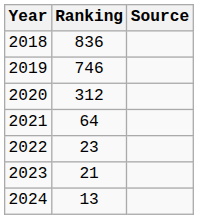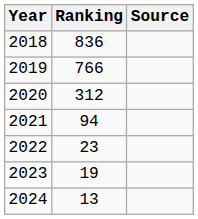(89, 70) 746 -> (89, 70) 766
(89, 123) 64 -> (89, 123) 94
(89, 175) 21 -> (89, 175) 19
